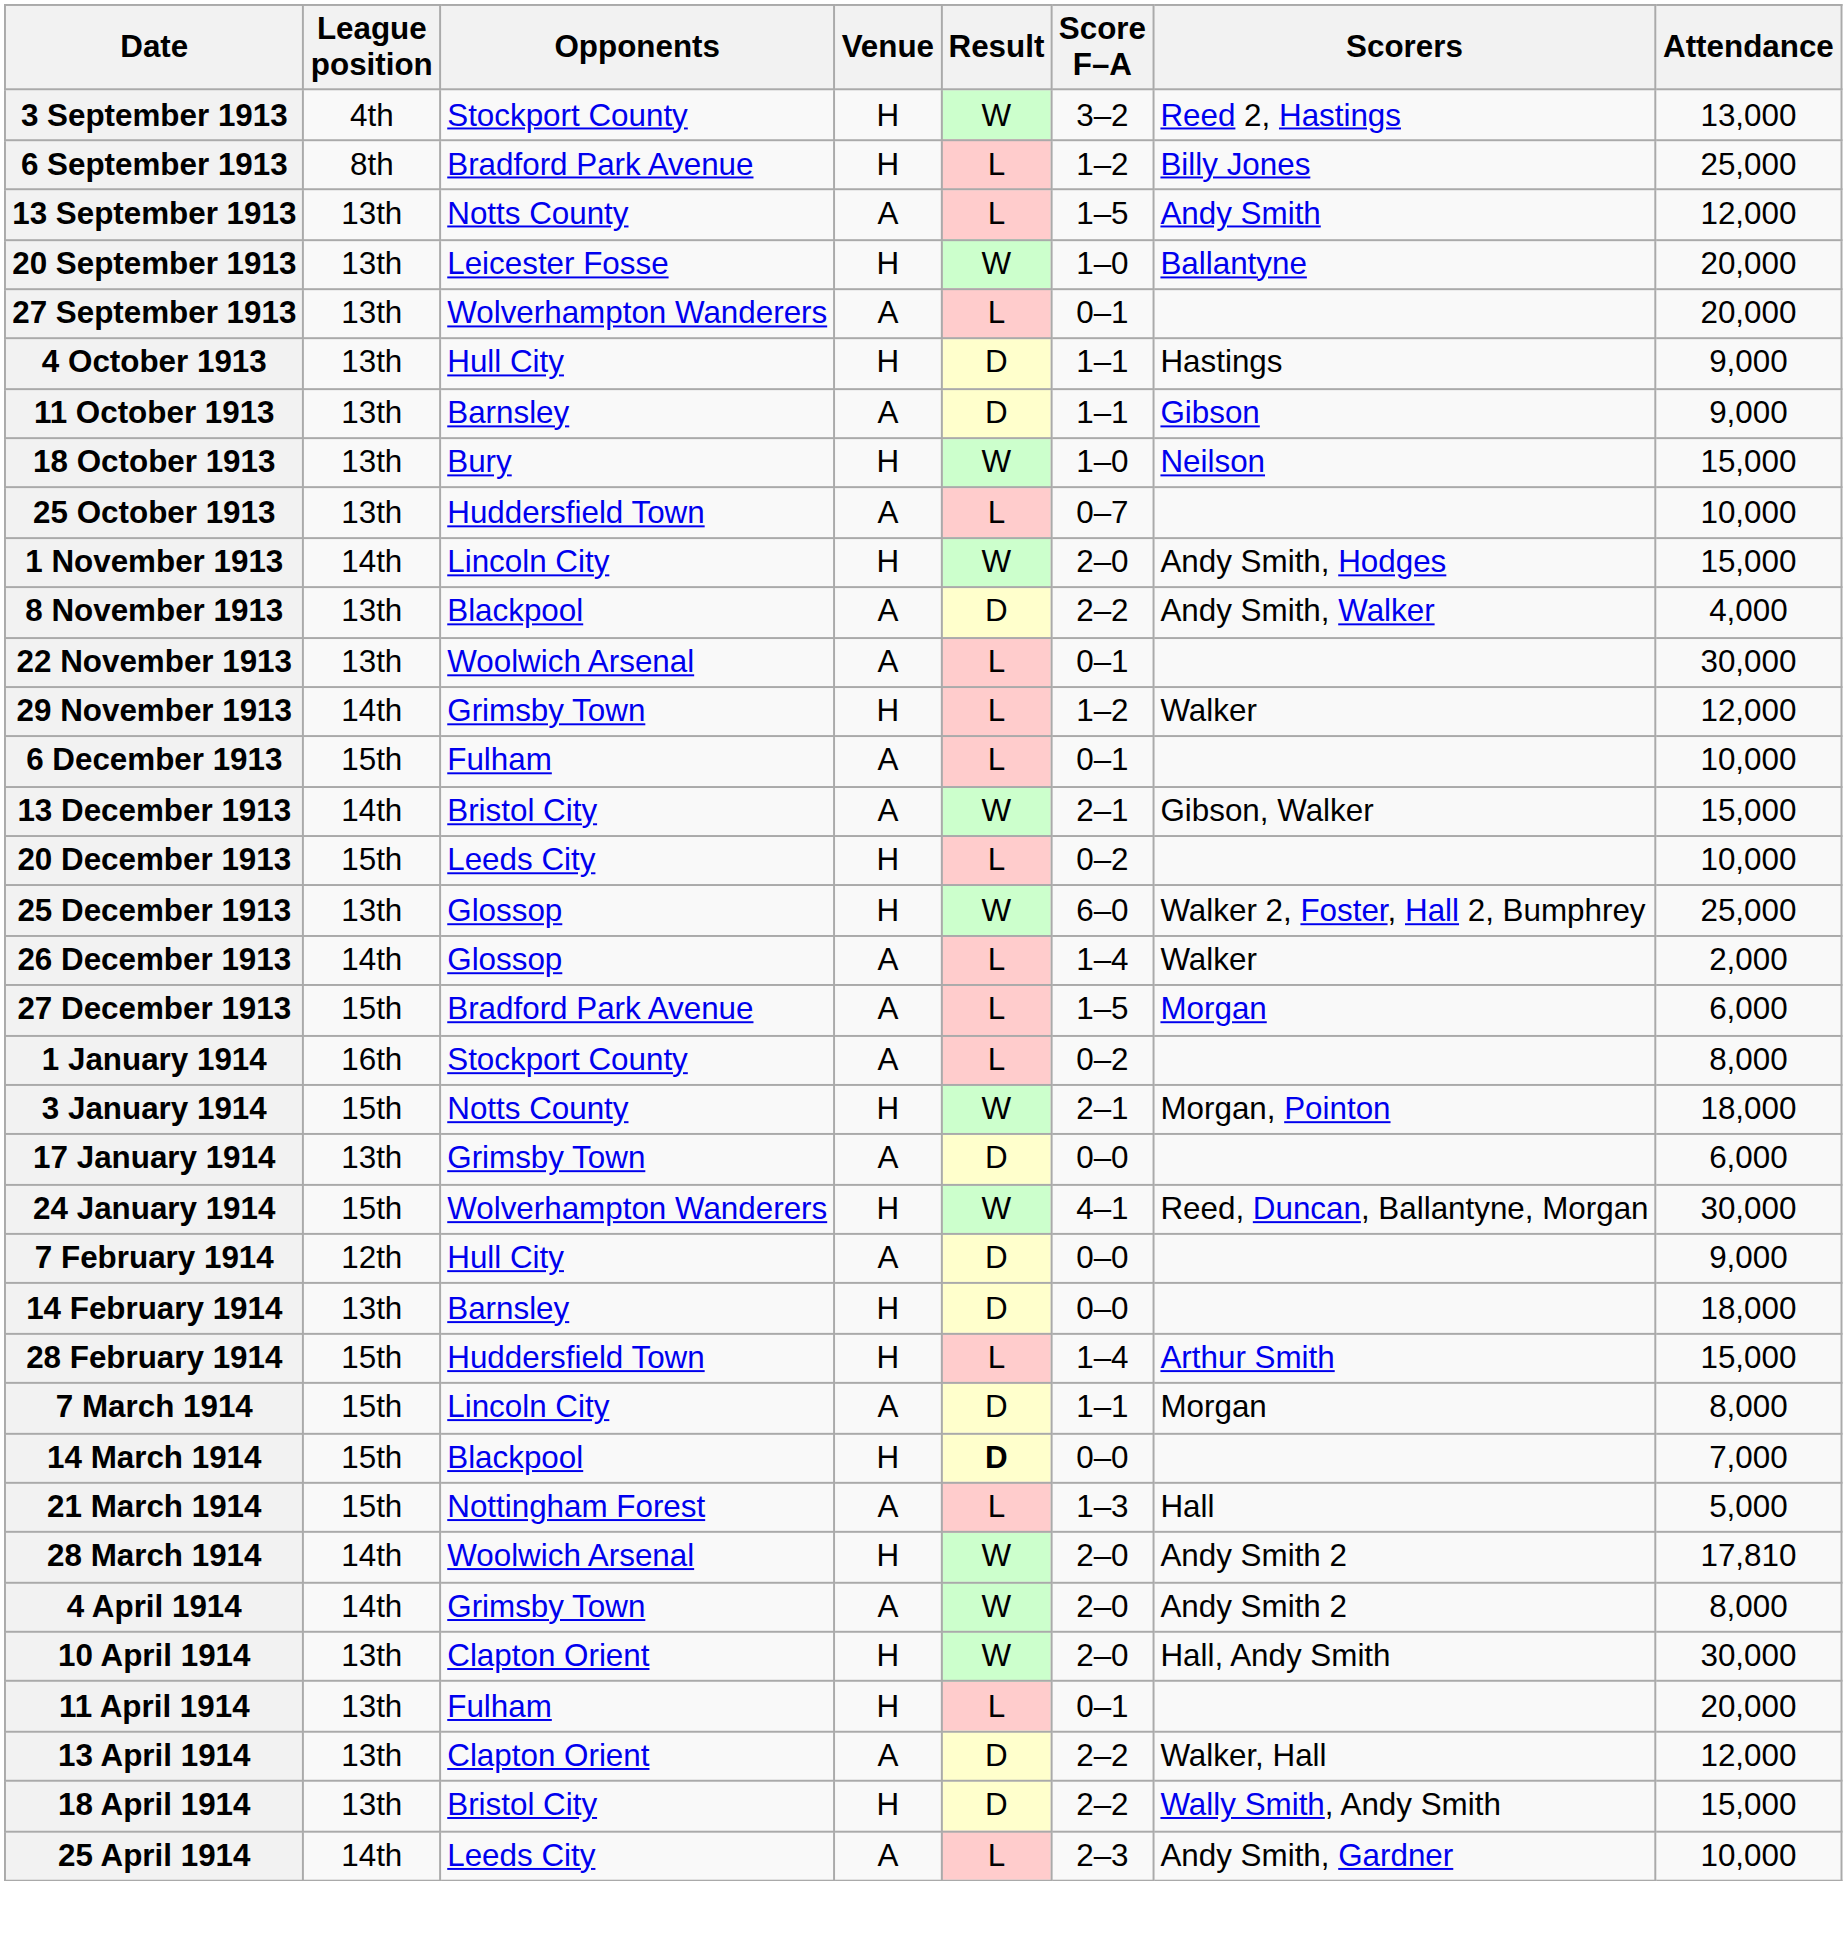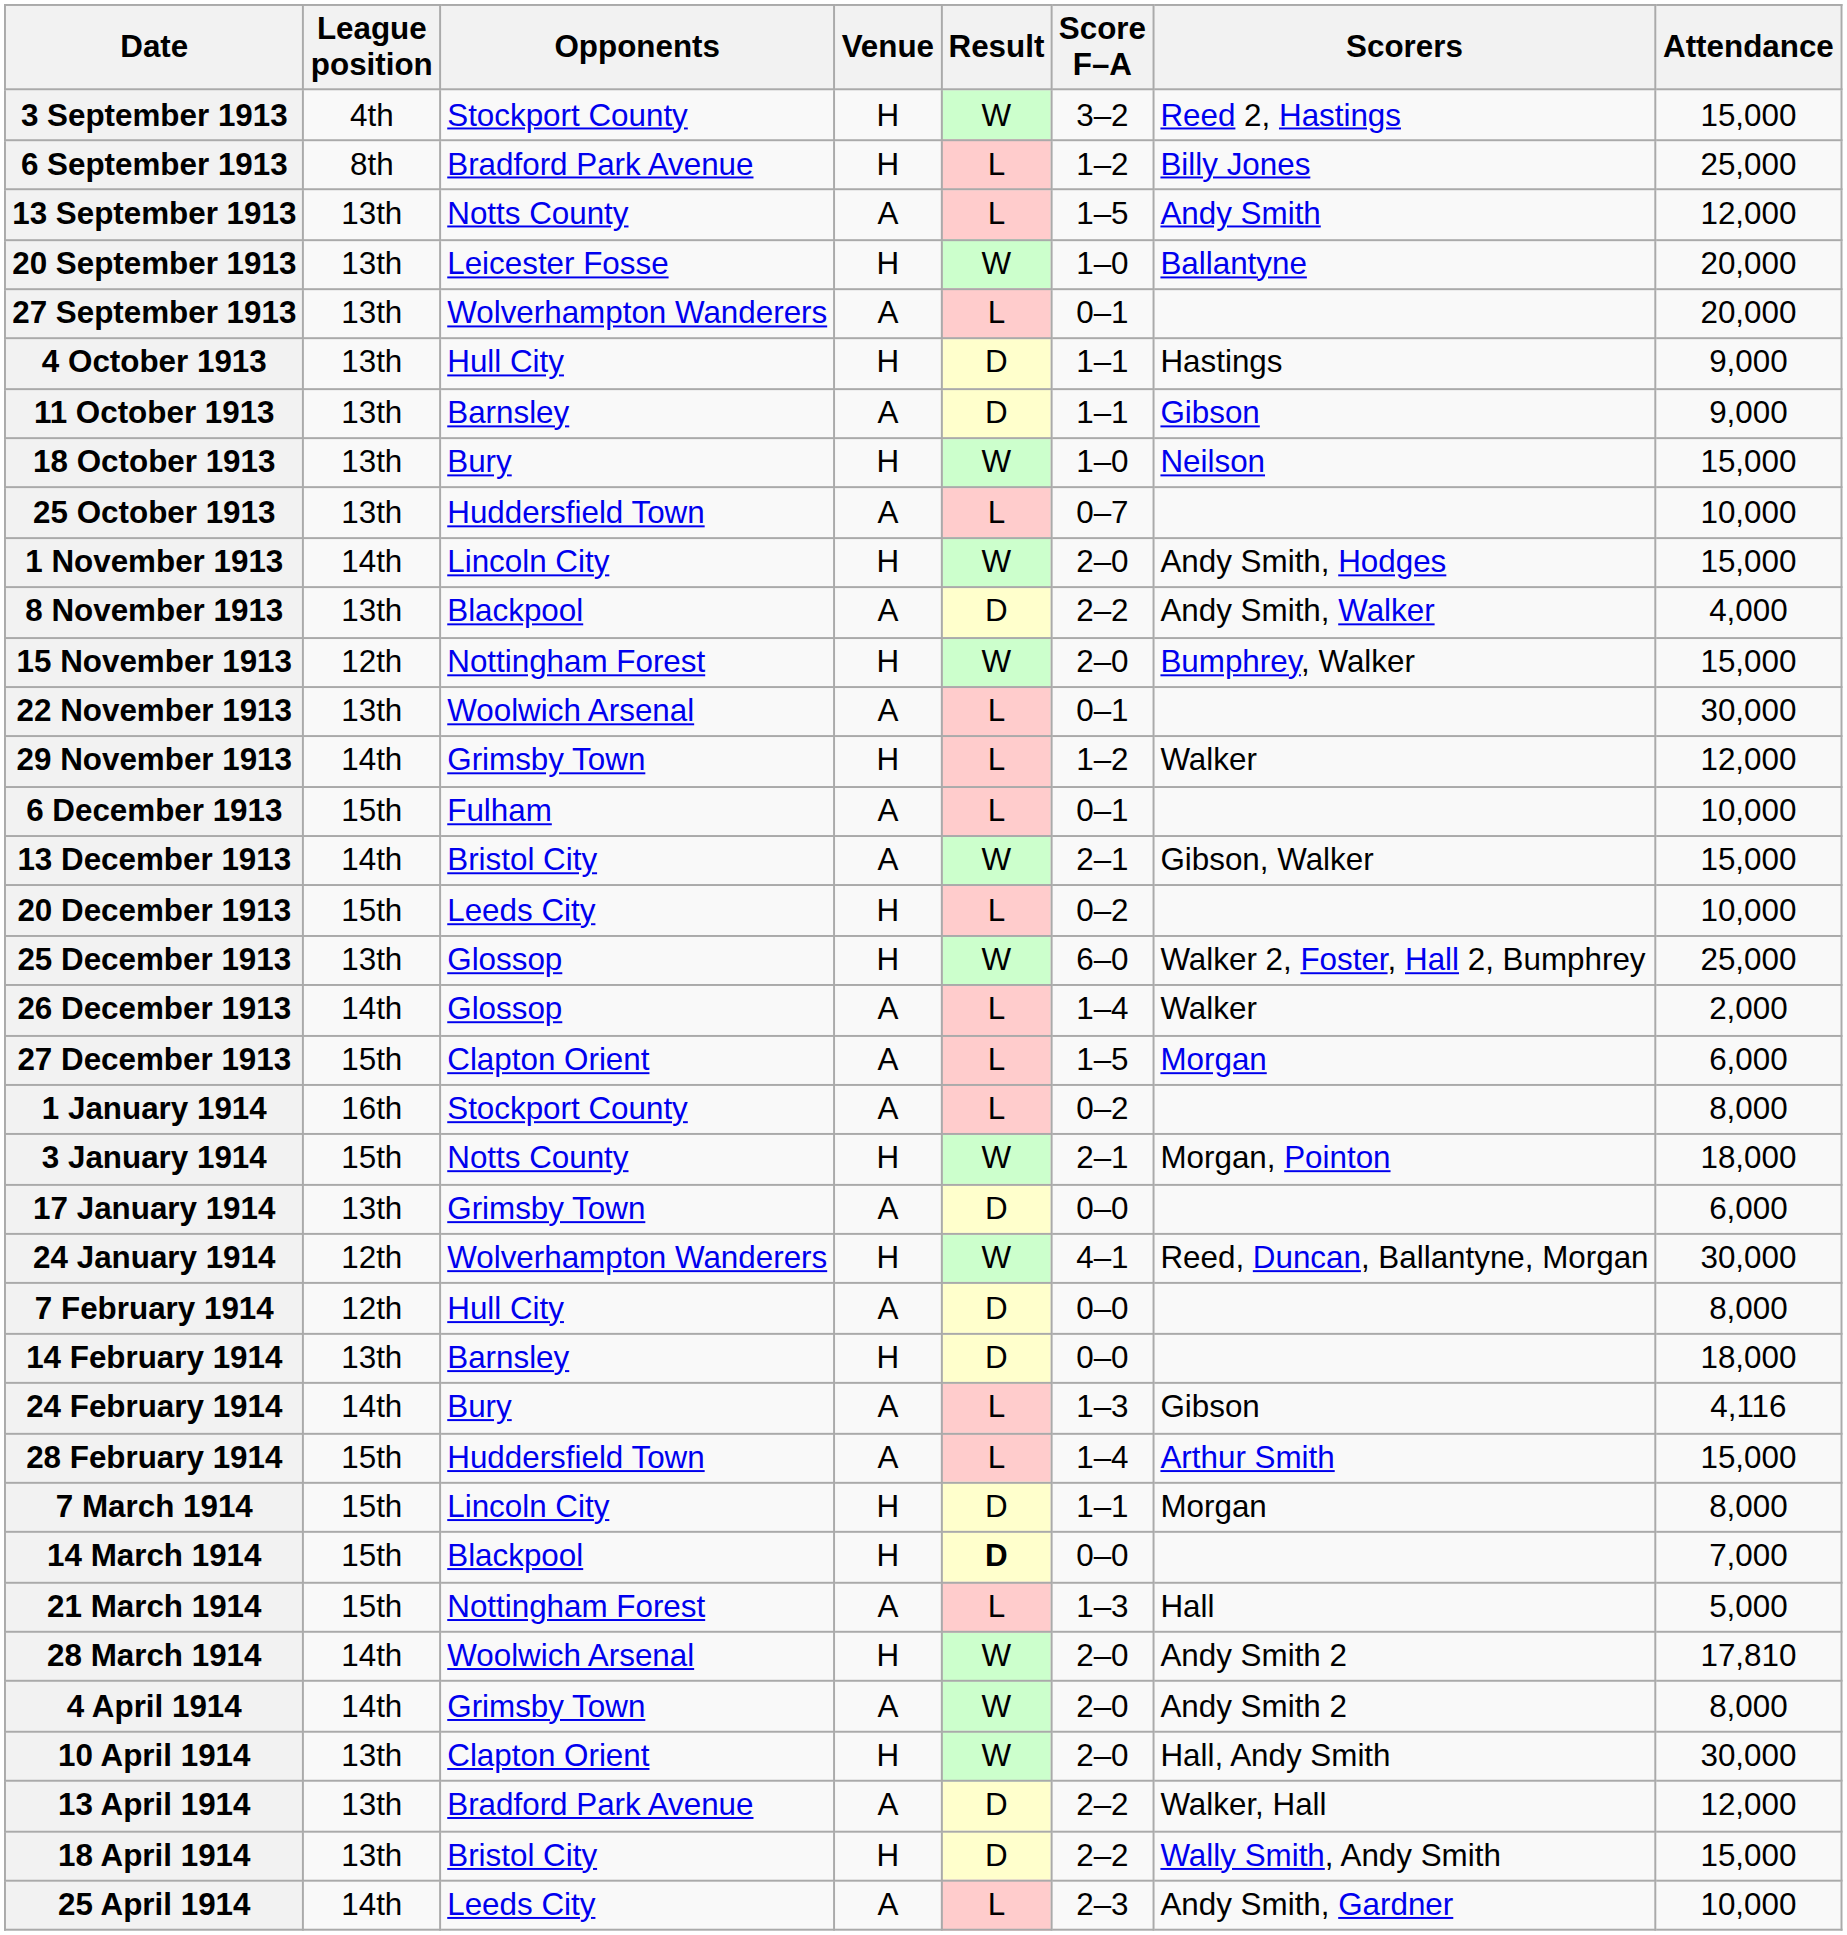(1748, 114) 13,000 -> (1748, 114) 15,000
+ row: (154, 661)
(600, 1009) Bradford Park Avenue -> (548, 1059) Clapton Orient
(372, 1208) 15th -> (372, 1258) 12th
(1748, 1258) 9,000 -> (1748, 1308) 8,000
+ row: (154, 1407)
(888, 1357) H -> (888, 1457) A
(888, 1407) A -> (888, 1506) H
- row: (154, 1705)
(548, 1755) Clapton Orient -> (600, 1805) Bradford Park Avenue
